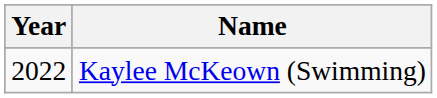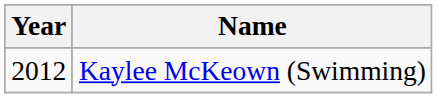(39, 69) 2022 -> (39, 69) 2012
